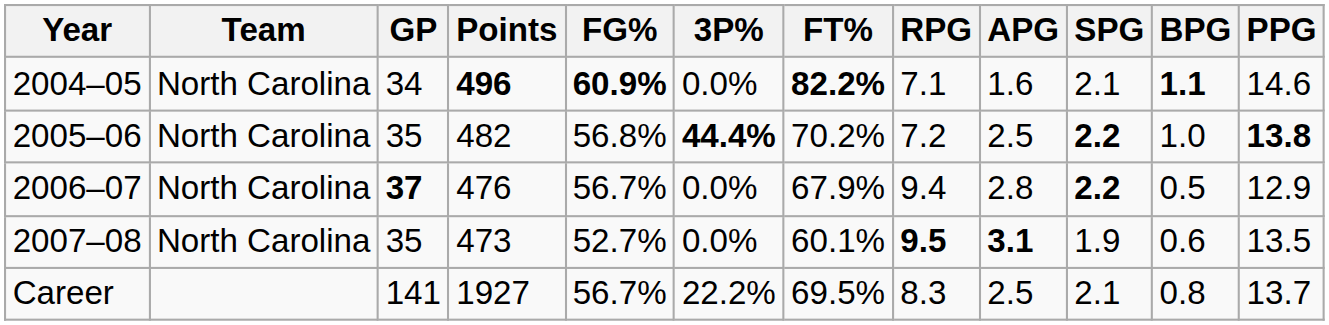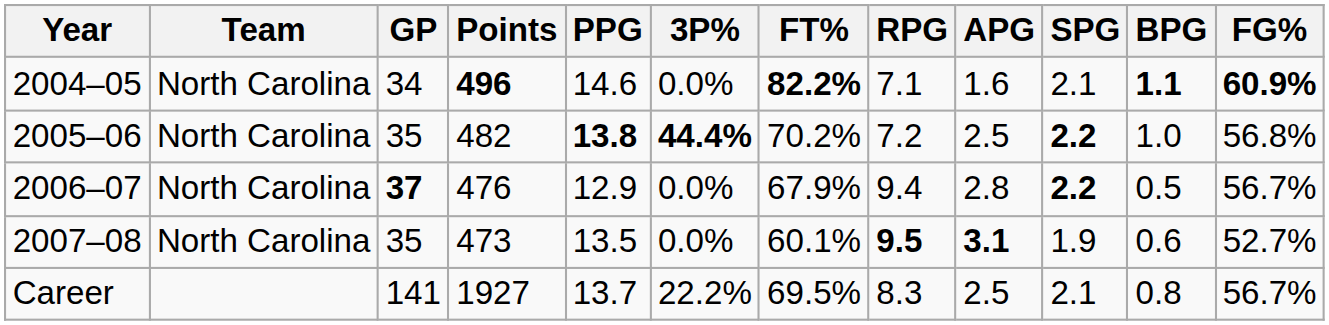columns swapped: (620, 30) <-> (1282, 30)
